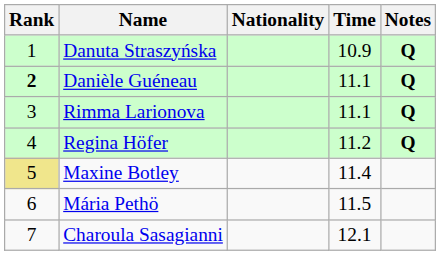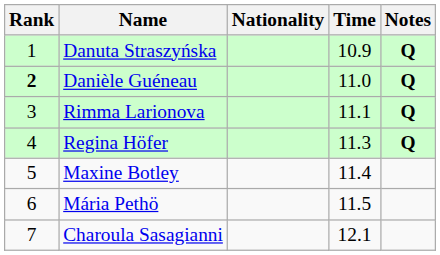(355, 81) 11.1 -> (355, 81) 11.0
(355, 142) 11.2 -> (355, 142) 11.3
(32, 173) khaki background -> (32, 173) no background
